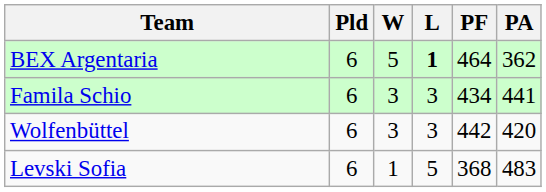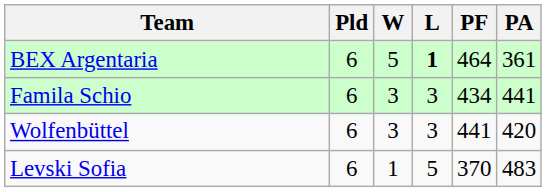(519, 58) 362 -> (519, 58) 361
(474, 131) 442 -> (474, 131) 441
(474, 167) 368 -> (474, 167) 370
